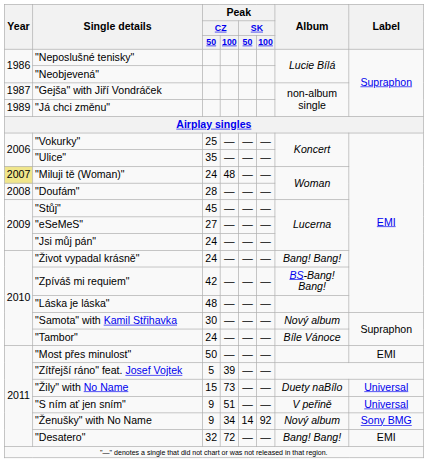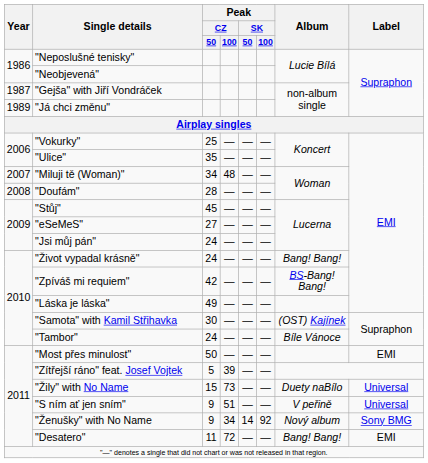(19, 174) khaki background -> (19, 174) no background
(211, 174) 24 -> (211, 174) 34
(211, 304) 48 -> (211, 304) 49
(312, 320) Nový album -> (312, 320) (OST) Kajínek
(211, 438) 32 -> (211, 438) 11
